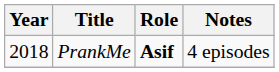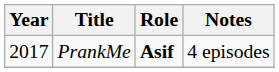(29, 51) 2018 -> (29, 51) 2017
